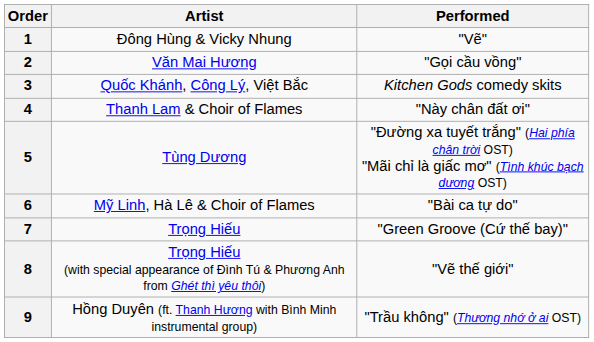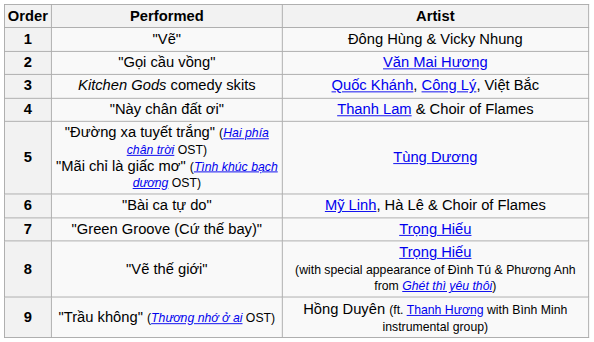columns swapped: (204, 16) <-> (473, 16)
